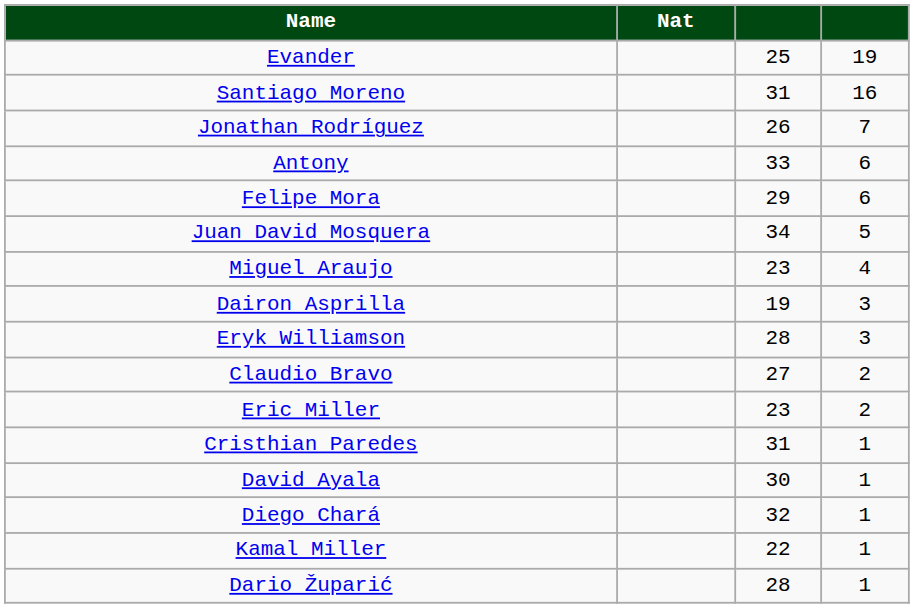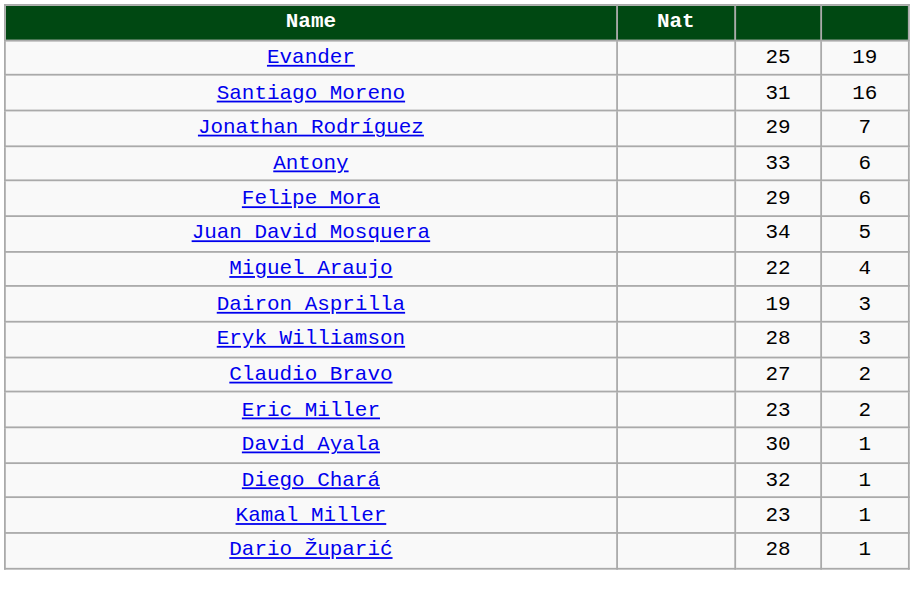(778, 128) 26 -> (778, 128) 29
(778, 268) 23 -> (778, 268) 22
- row: (311, 444)
(778, 550) 22 -> (778, 515) 23
